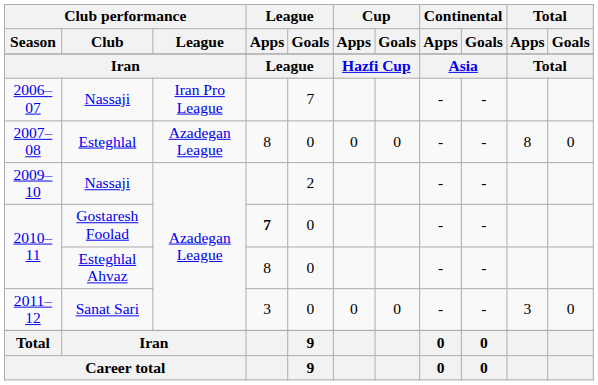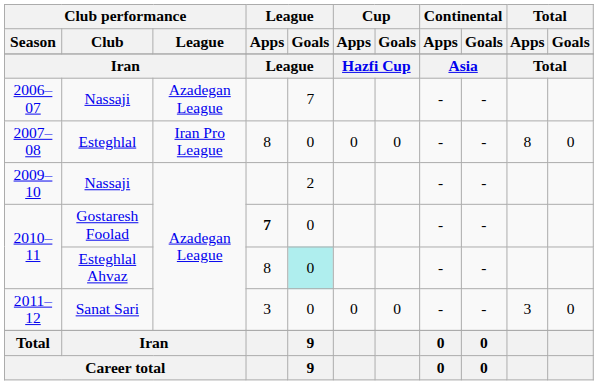(200, 99) Iran Pro League -> (200, 99) Azadegan League
(200, 141) Azadegan League -> (200, 141) Iran Pro League
(310, 267) no background -> (310, 267) paleturquoise background
